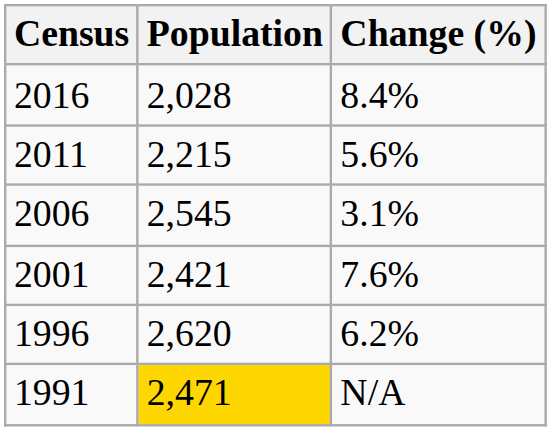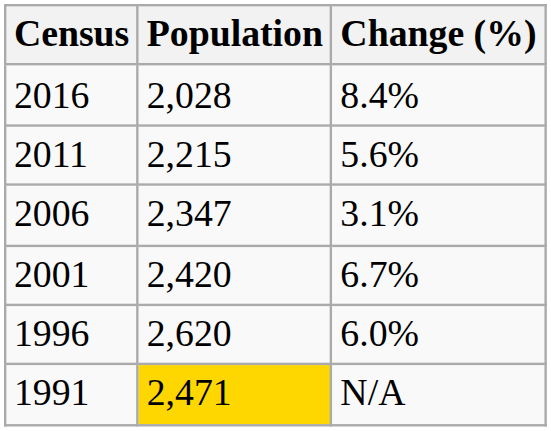(189, 214) 2,545 -> (189, 214) 2,347
(189, 273) 2,421 -> (189, 273) 2,420
(380, 273) 7.6% -> (380, 273) 6.7%
(380, 333) 6.2% -> (380, 333) 6.0%
